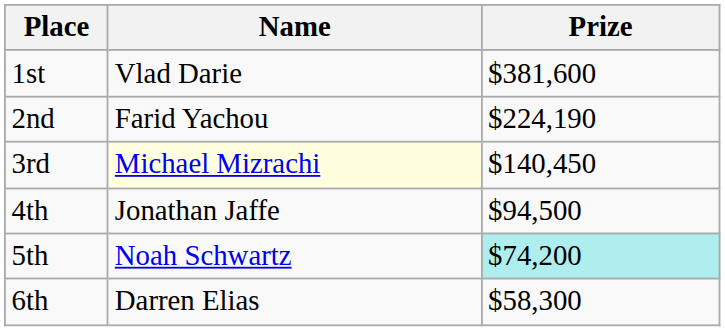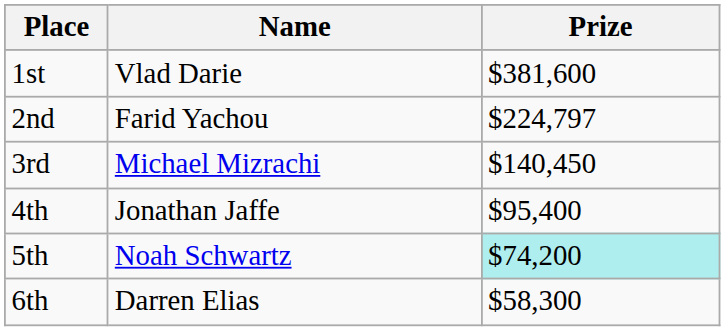(542, 118) $224,190 -> (542, 118) $224,797
(218, 164) lightyellow background -> (218, 164) no background
(535, 210) $94,500 -> (535, 210) $95,400
